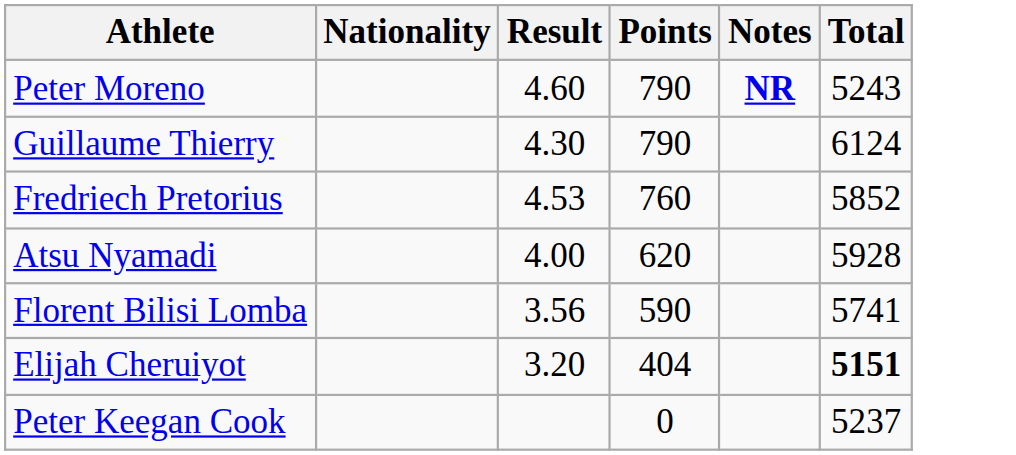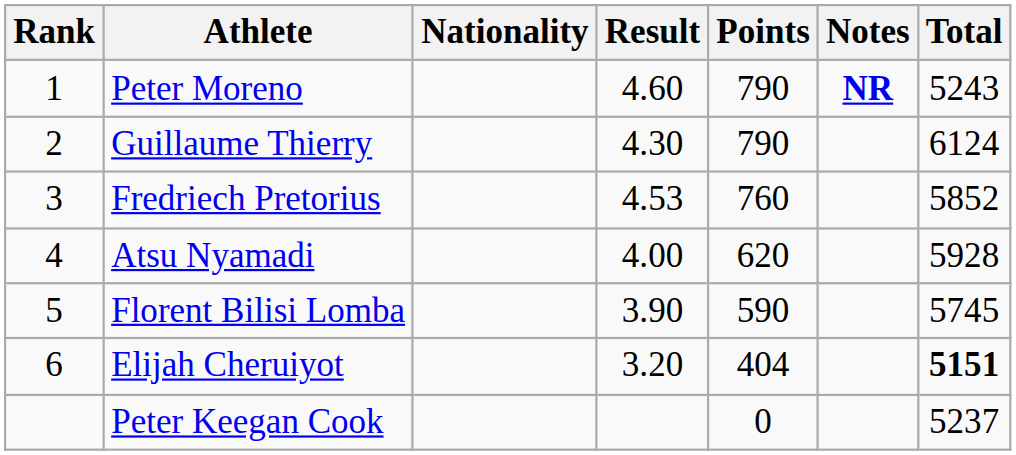+ column: (54, 32)
(555, 310) 3.56 -> (653, 310) 3.90
(866, 310) 5741 -> (964, 310) 5745
